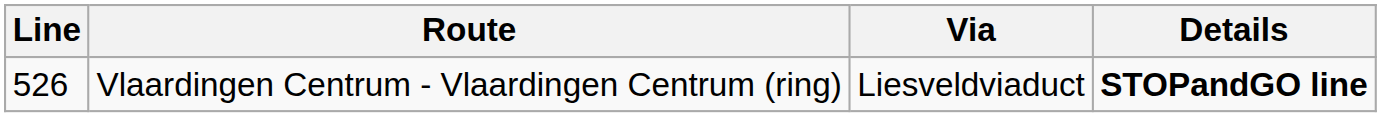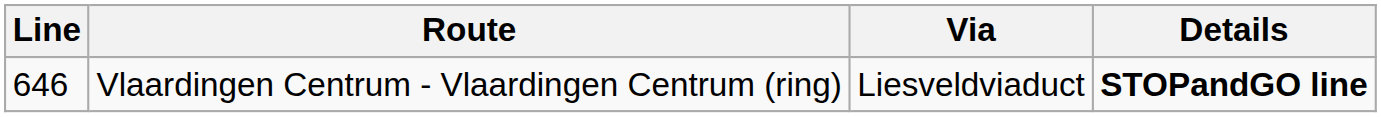(40, 83) 526 -> (40, 83) 646
